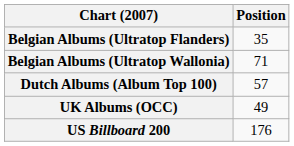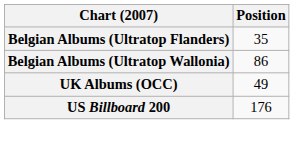(261, 61) 71 -> (261, 61) 86
- row: (119, 84)
